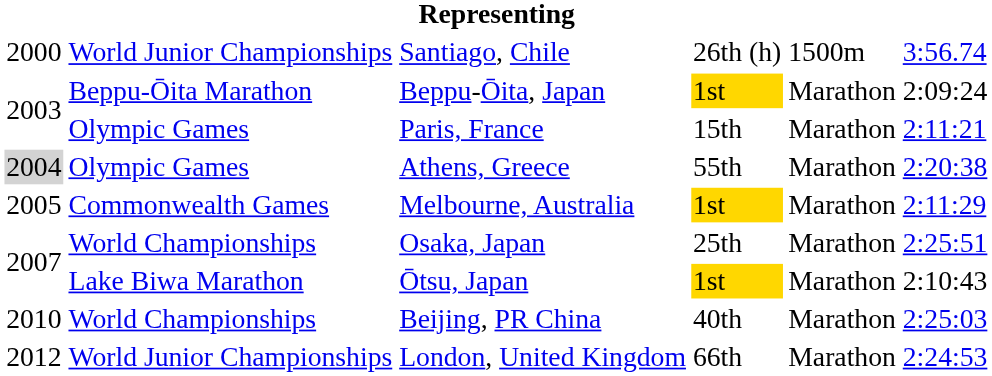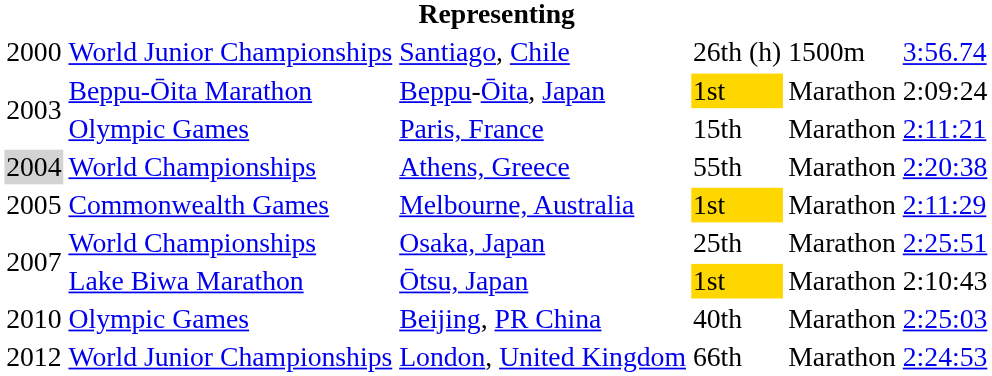(159, 166) Olympic Games -> (192, 166) World Championships
(192, 318) World Championships -> (159, 318) Olympic Games
